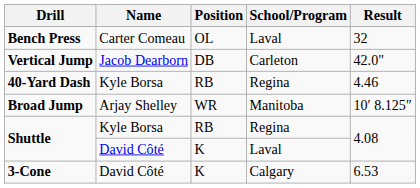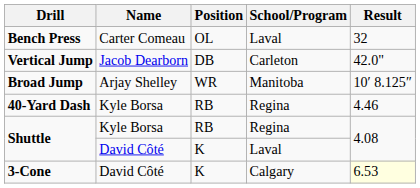rows swapped: (49, 82) <-> (45, 104)
(366, 171) no background -> (366, 171) lightyellow background
